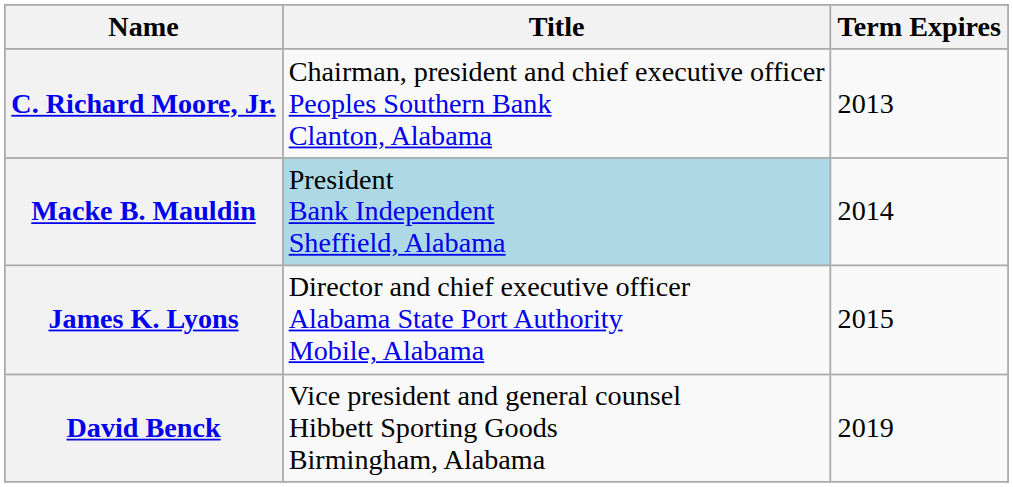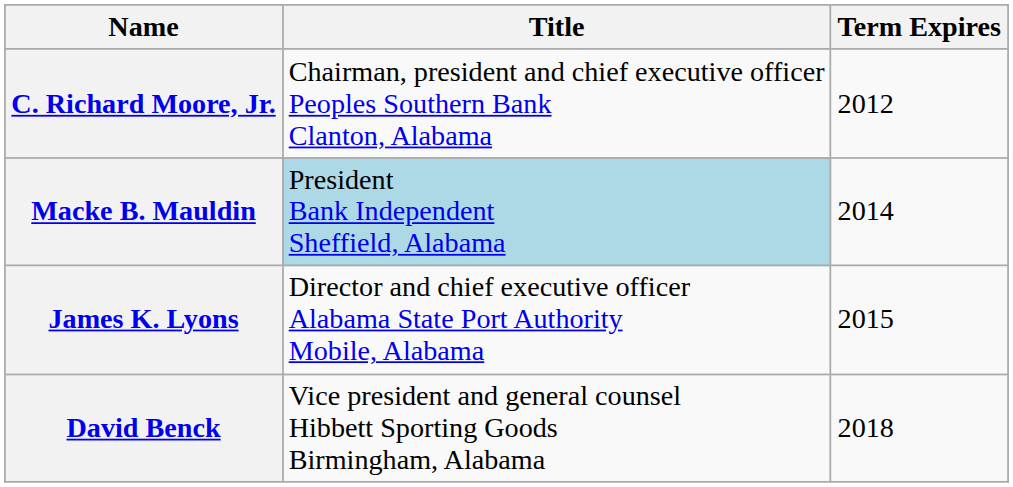(866, 103) 2013 -> (866, 103) 2012
(866, 427) 2019 -> (866, 427) 2018
